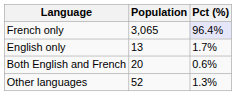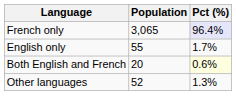(137, 47) 13 -> (137, 47) 55
(205, 64) no background -> (205, 64) lightyellow background
